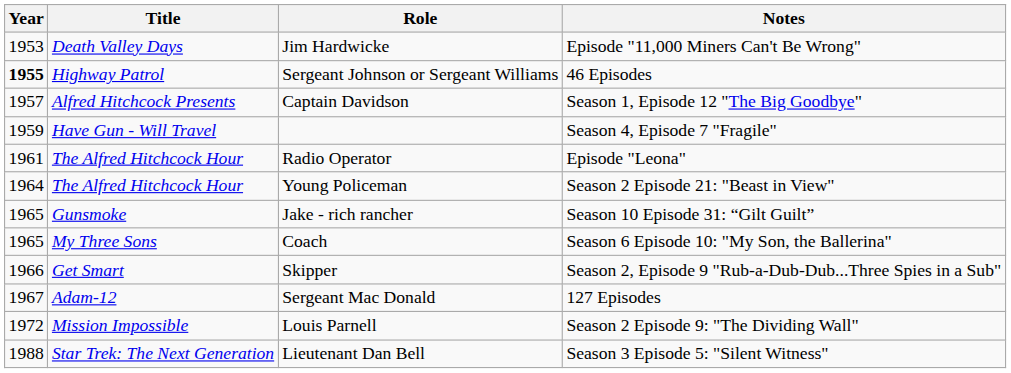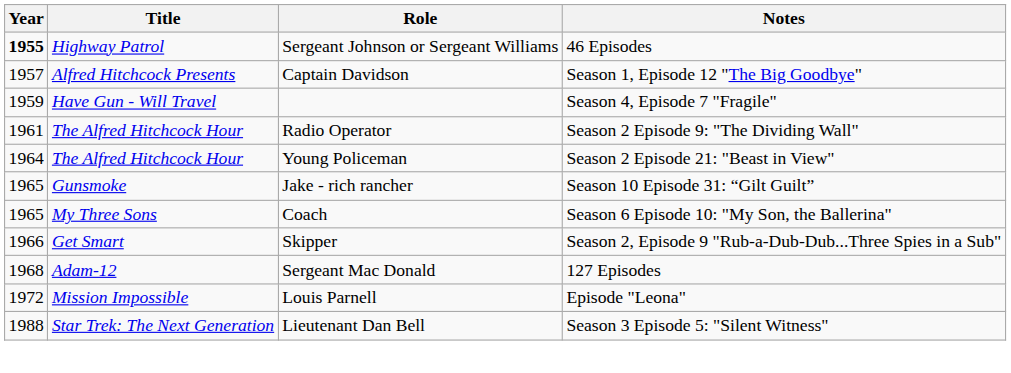- row: (336, 46)
(626, 158) Episode "Leona" -> (712, 130) Season 2 Episode 9: "The Dividing Wall"
(26, 297) 1967 -> (26, 269) 1968
(712, 325) Season 2 Episode 9: "The Dividing Wall" -> (626, 297) Episode "Leona"
